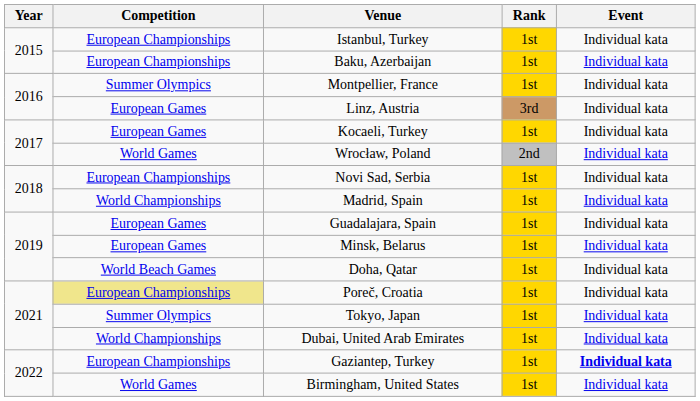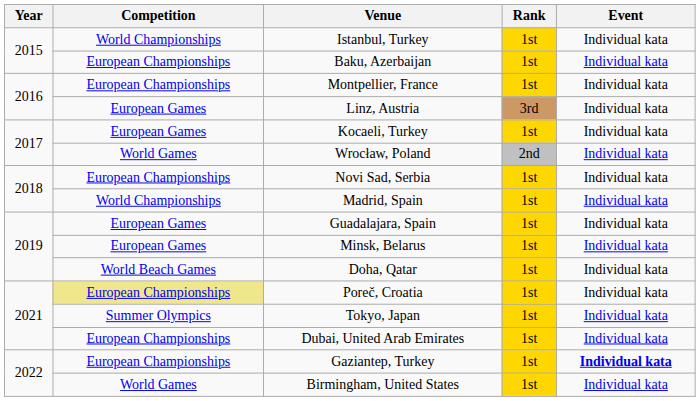(158, 39) European Championships -> (158, 39) World Championships
(158, 85) Summer Olympics -> (158, 85) European Championships
(158, 338) World Championships -> (158, 338) European Championships
